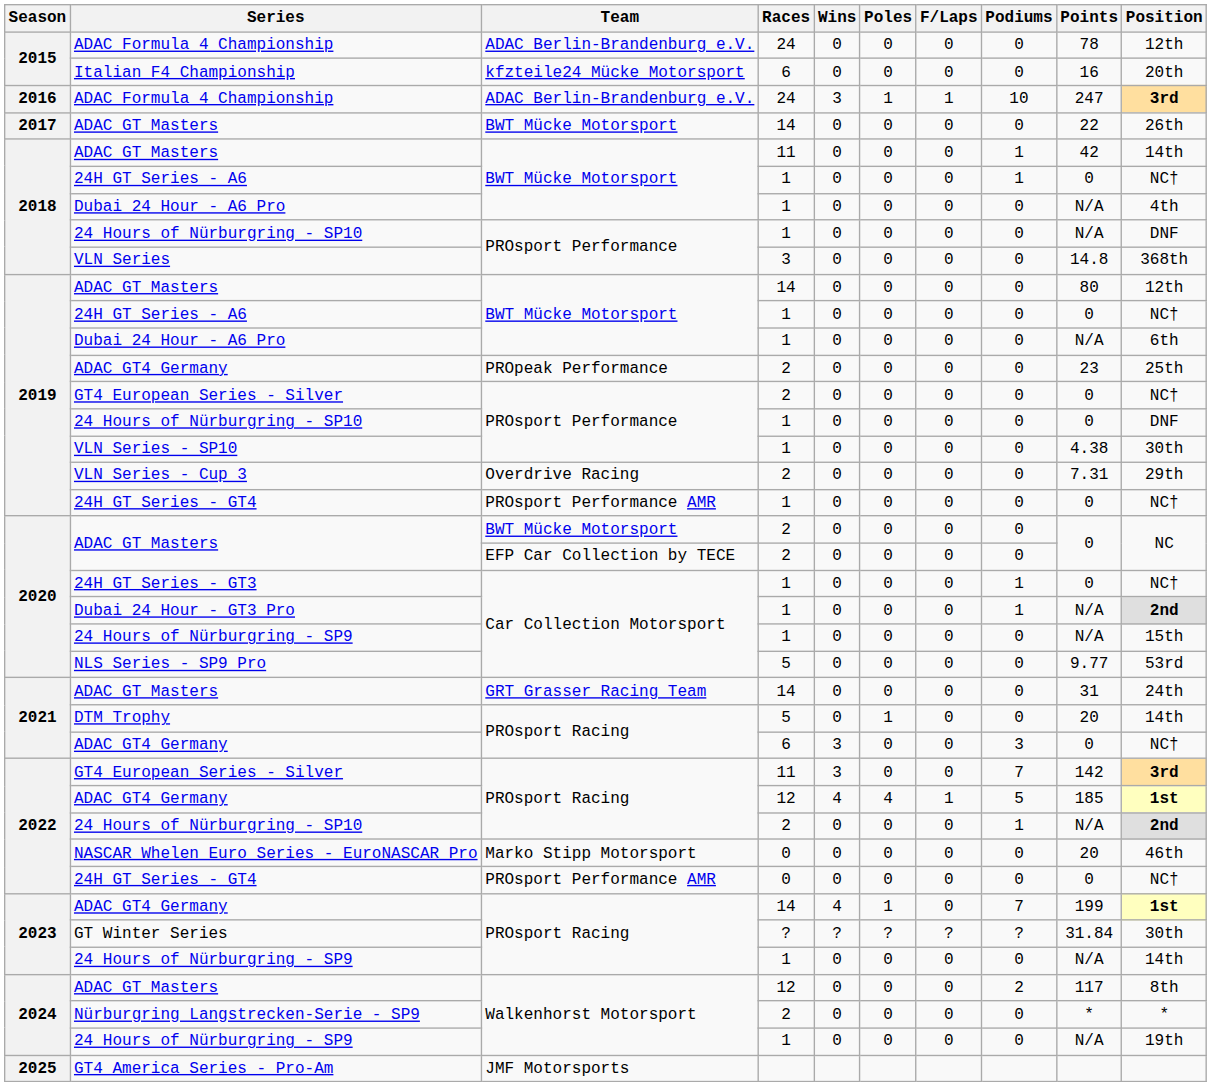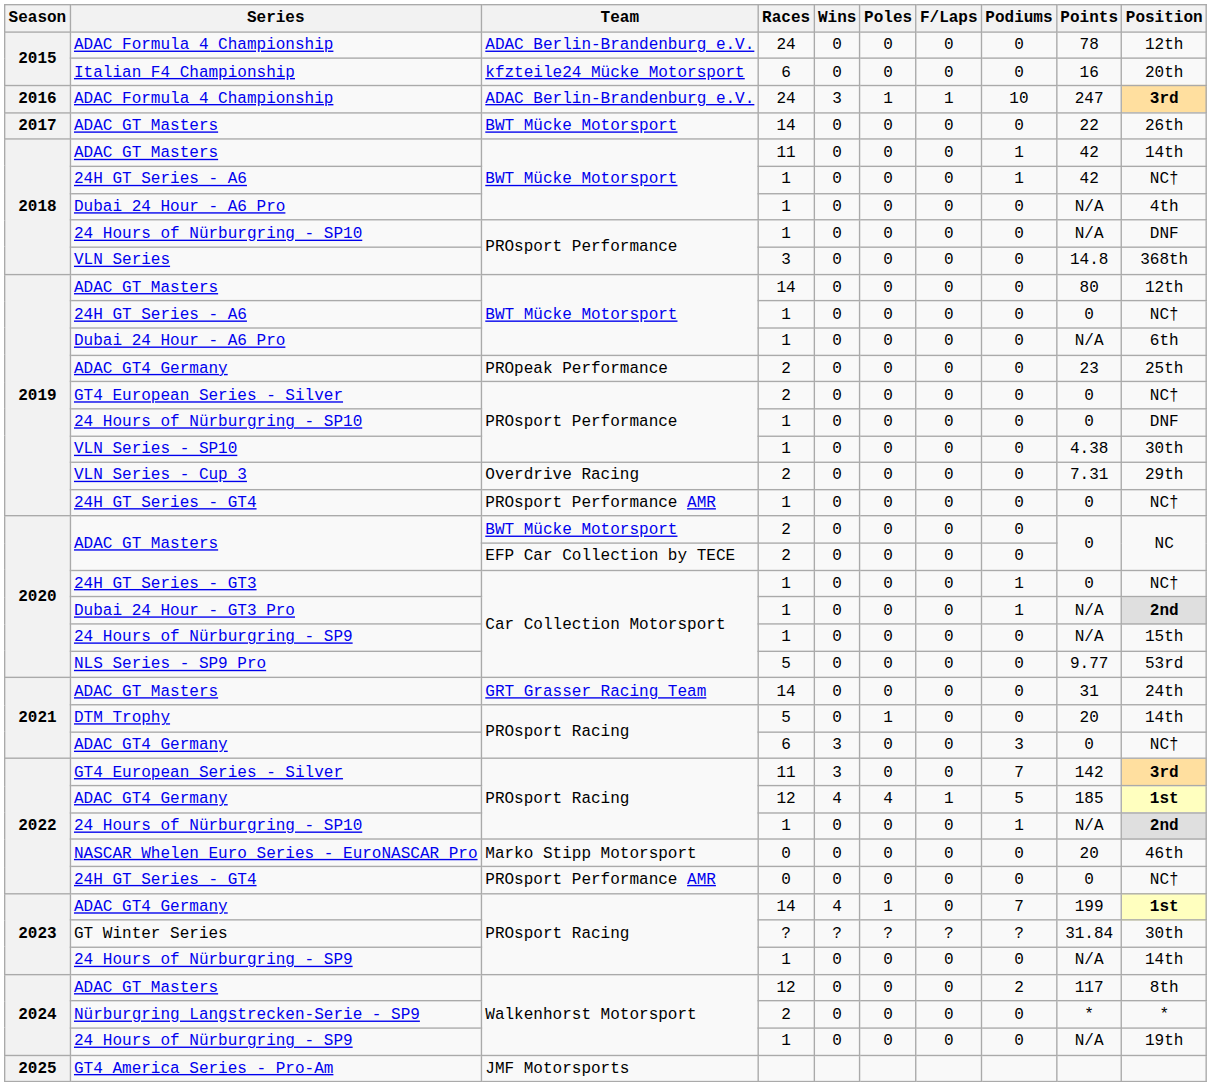(1089, 179) 0 -> (1089, 179) 42
(786, 826) 2 -> (786, 826) 1
